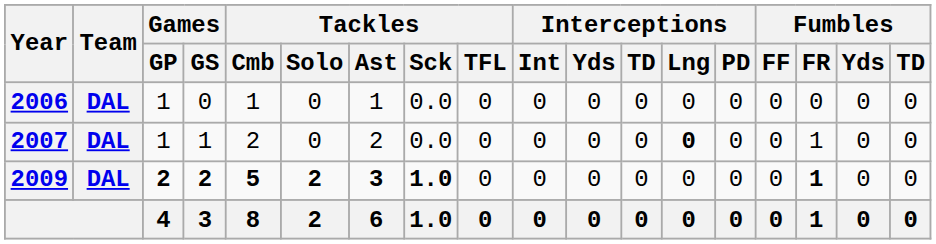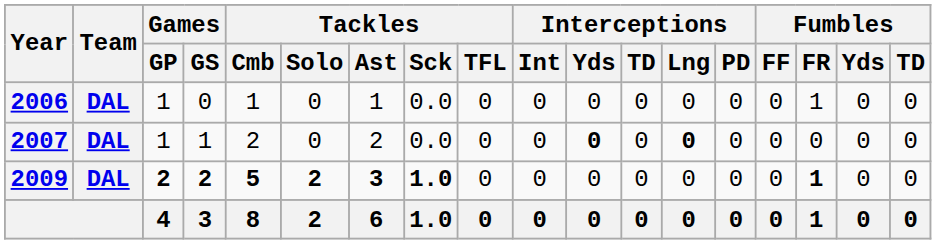(816, 102) 0 -> (816, 102) 1
(594, 141) normal -> (594, 141) bold
(816, 141) 1 -> (816, 141) 0
